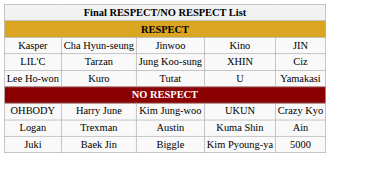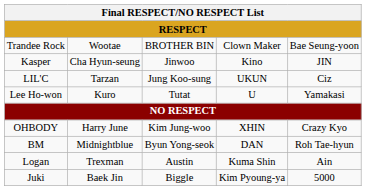+ row: (36, 45)
(240, 62) XHIN -> (252, 78) UKUN
(240, 111) UKUN -> (252, 128) XHIN
+ row: (36, 144)
